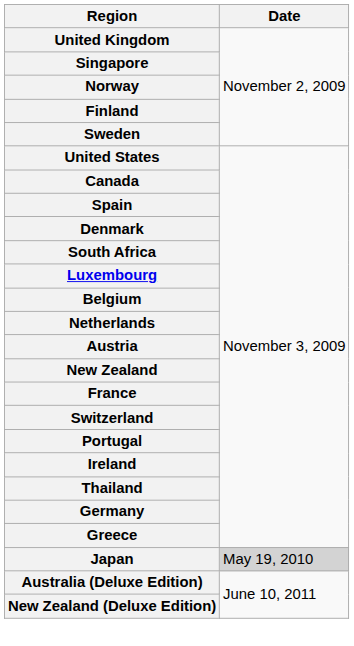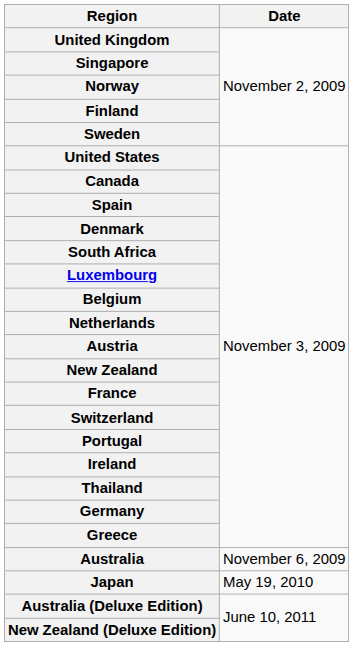+ row: (112, 559)
(268, 559) lightgrey background -> (268, 582) no background
